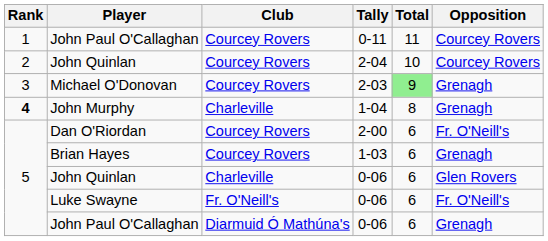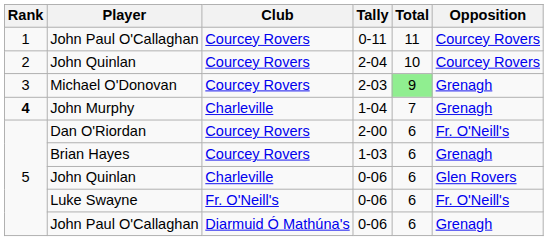(412, 108) 8 -> (412, 108) 7
